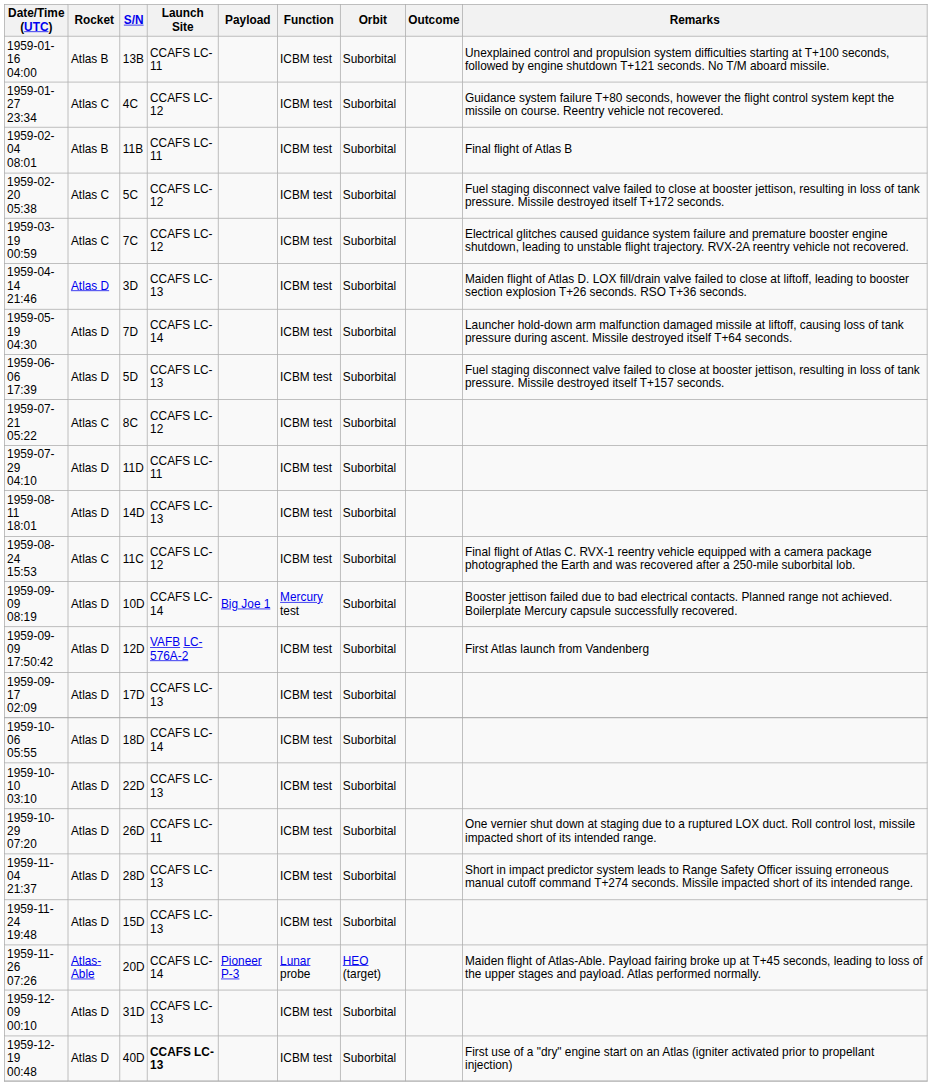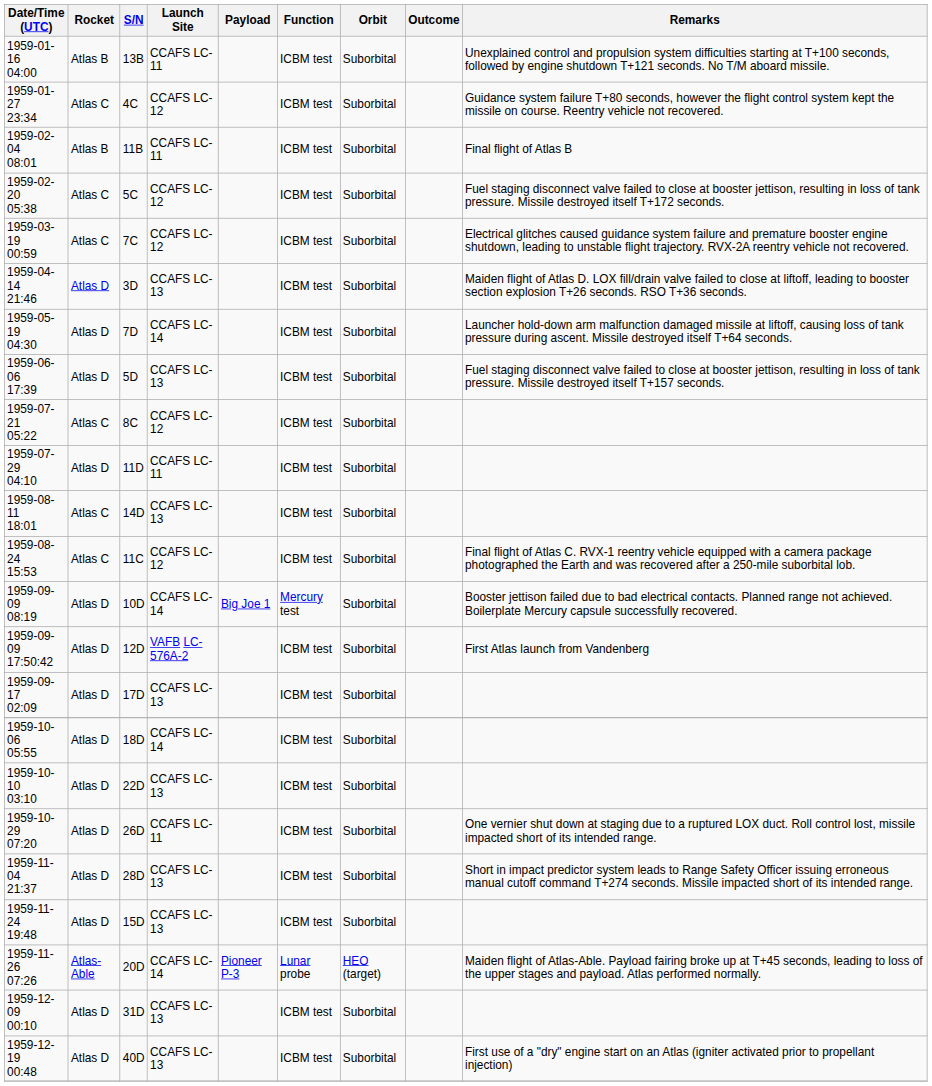(90, 513) Atlas D -> (90, 513) Atlas C
(182, 1058) bold -> (181, 1058) normal
